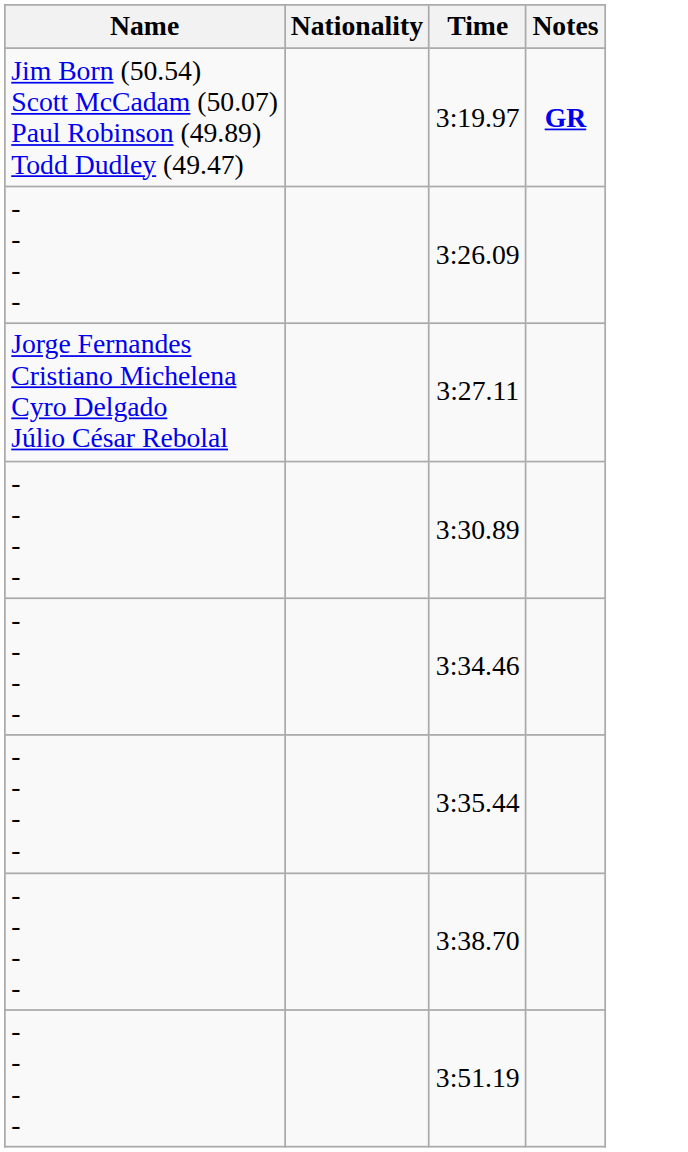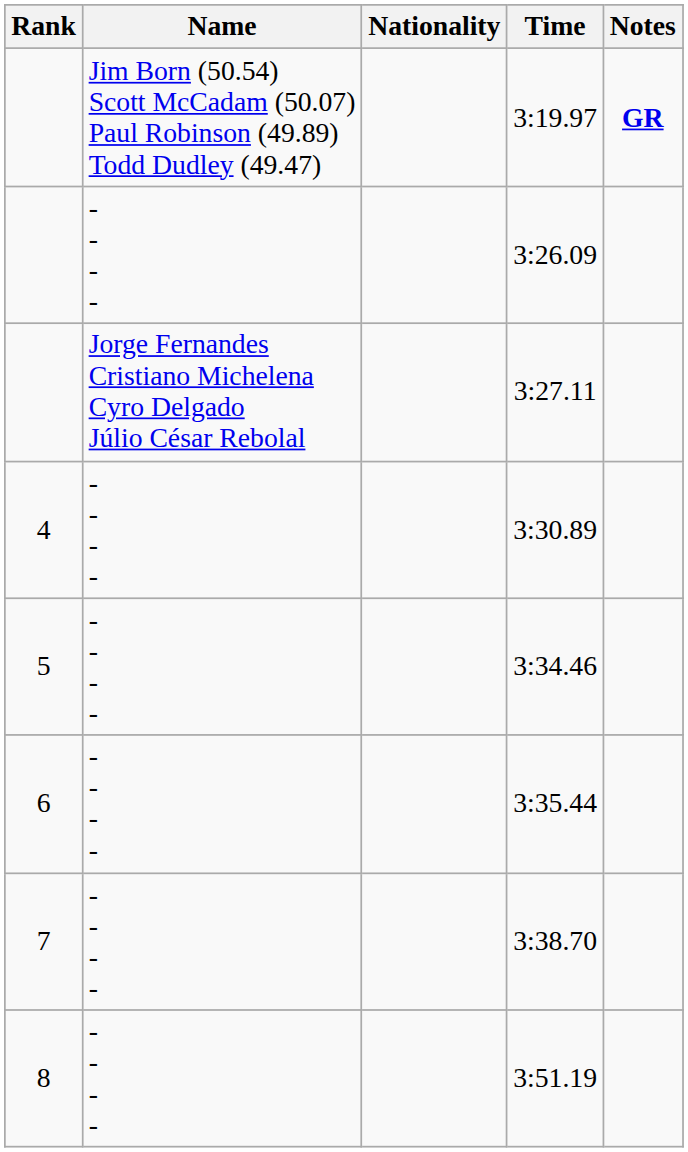+ column: (44, 26)
